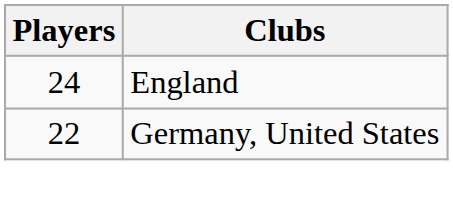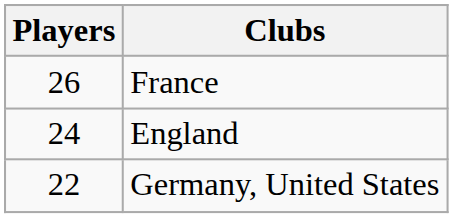+ row: (174, 81)
